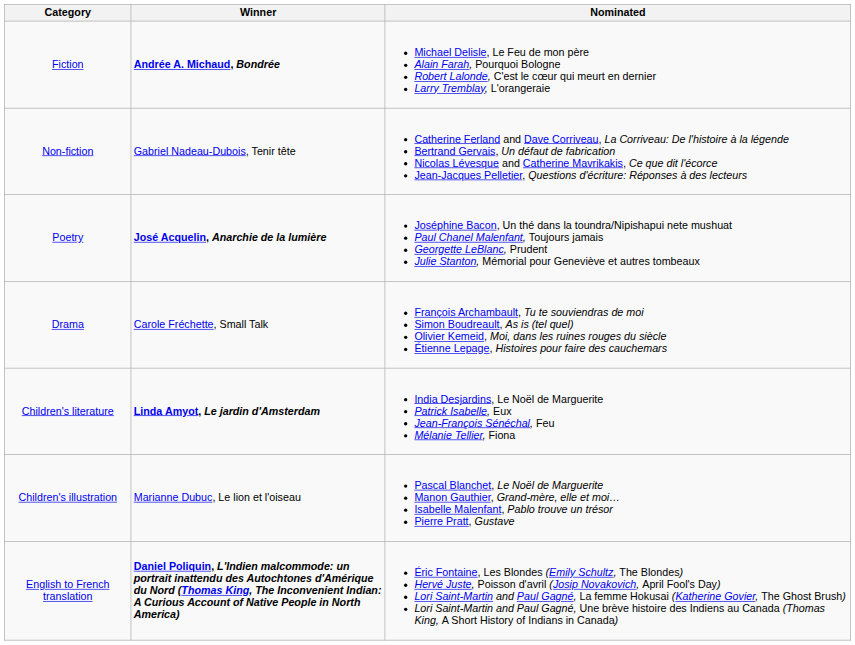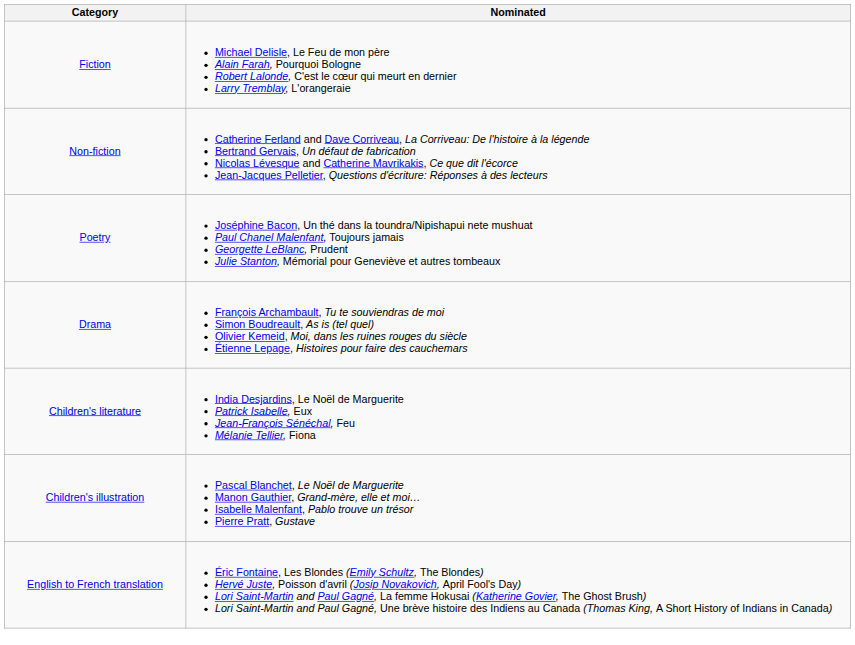- column: (258, 13)
